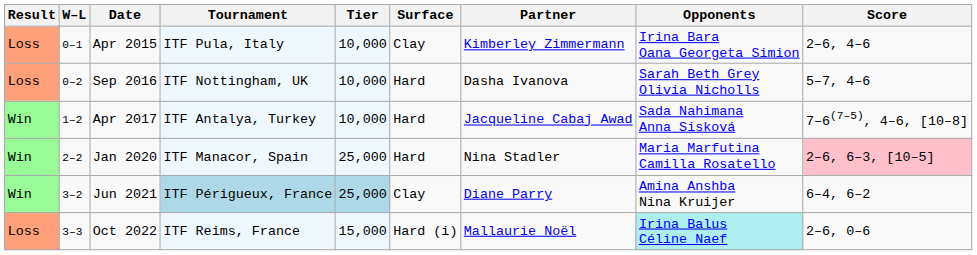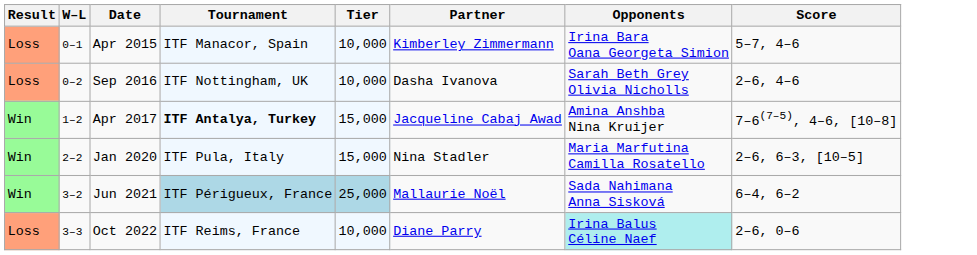- column: (425, 15)
(224, 45) ITF Pula, Italy -> (236, 45) ITF Manacor, Spain
(838, 45) 2–6, 4–6 -> (767, 45) 5–7, 4–6
(838, 82) 5–7, 4–6 -> (767, 82) 2–6, 4–6
(240, 120) normal -> (240, 120) bold
(363, 120) 10,000 -> (363, 120) 15,000
(691, 120) Sada Nahimana Anna Sisková -> (616, 120) Amina Anshba Nina Kruijer
(236, 157) ITF Manacor, Spain -> (224, 157) ITF Pula, Italy
(363, 157) 25,000 -> (363, 157) 15,000
(870, 157) pink background -> (800, 157) no background
(508, 194) Diane Parry -> (449, 194) Mallaurie Noël
(687, 194) Amina Anshba Nina Kruijer -> (620, 194) Sada Nahimana Anna Sisková
(363, 231) 15,000 -> (363, 231) 10,000
(520, 231) Mallaurie Noël -> (437, 231) Diane Parry
